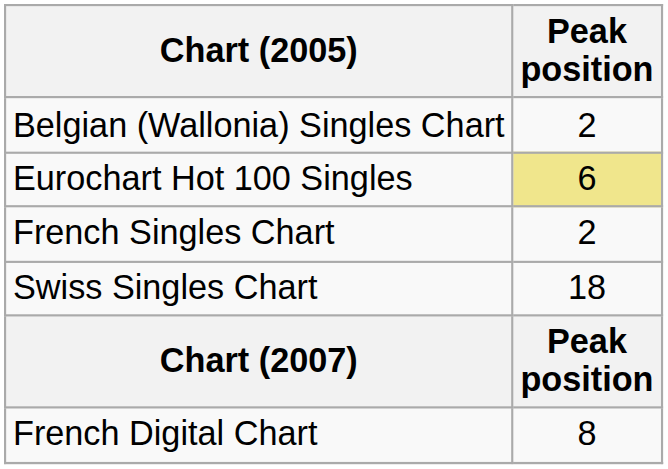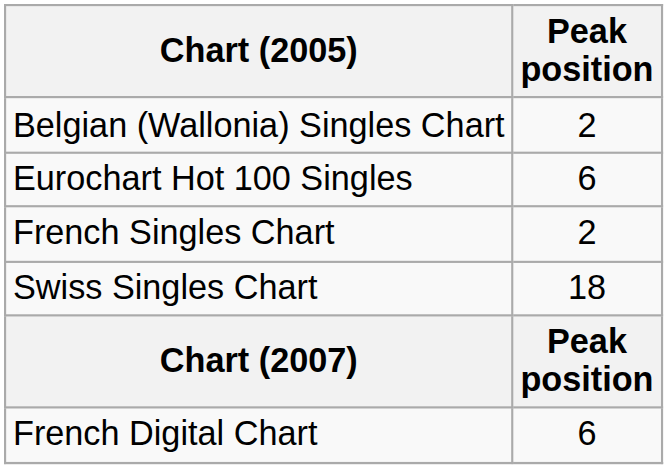(587, 178) khaki background -> (587, 178) no background
(587, 434) 8 -> (587, 434) 6
